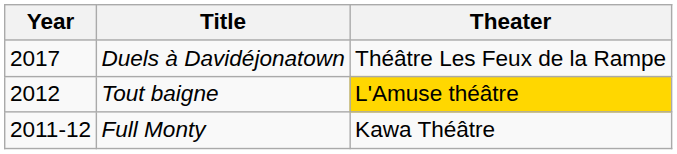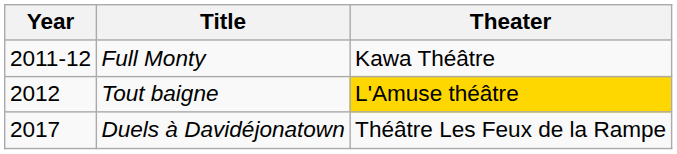rows swapped: (153, 129) <-> (223, 58)
